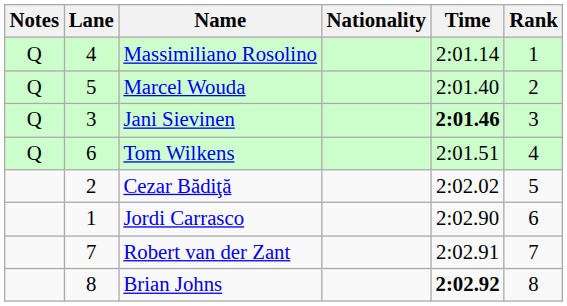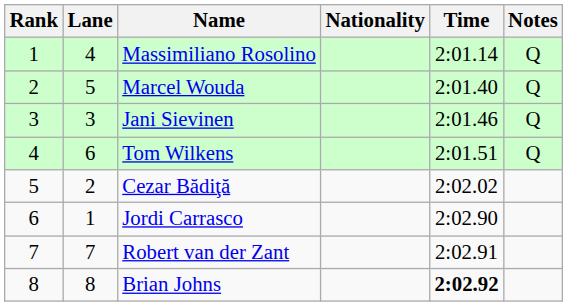columns swapped: (534, 20) <-> (34, 20)
(468, 119) bold -> (466, 119) normal
